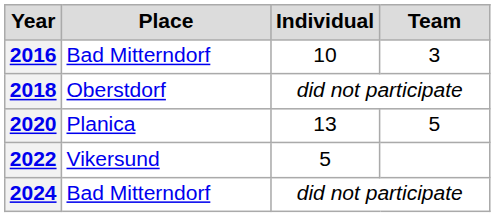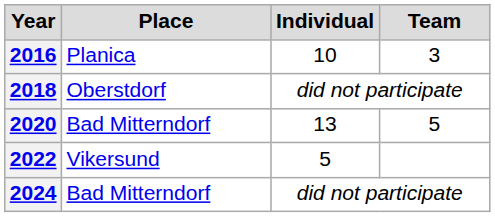(138, 55) Bad Mitterndorf -> (101, 55) Planica
(101, 124) Planica -> (138, 124) Bad Mitterndorf
